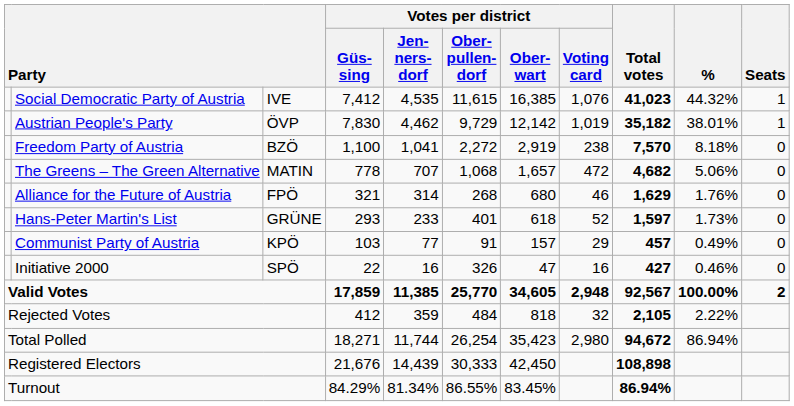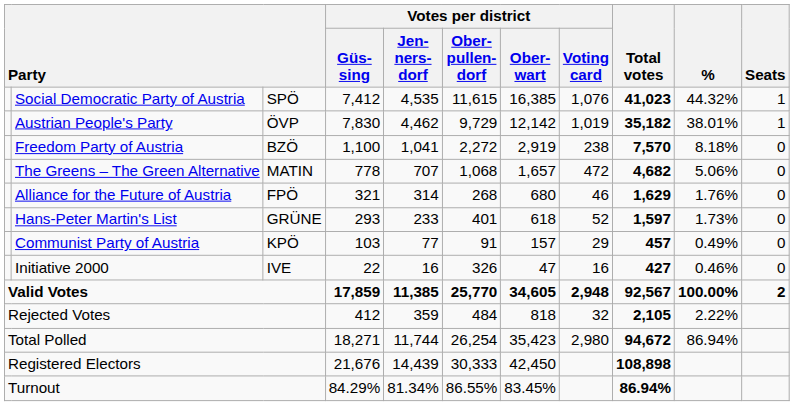(279, 98) IVE -> (283, 98) SPÖ
(283, 267) SPÖ -> (279, 267) IVE
